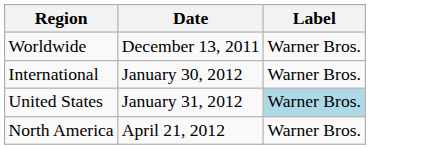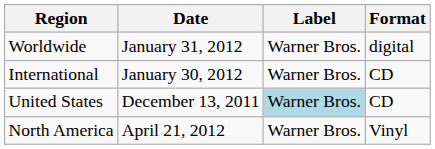+ column: (397, 18)
(191, 46) December 13, 2011 -> (182, 46) January 31, 2012
(182, 102) January 31, 2012 -> (191, 102) December 13, 2011
